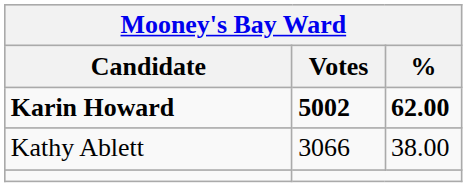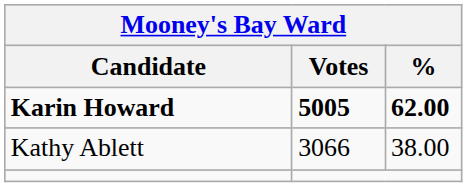(324, 107) 5002 -> (324, 107) 5005
